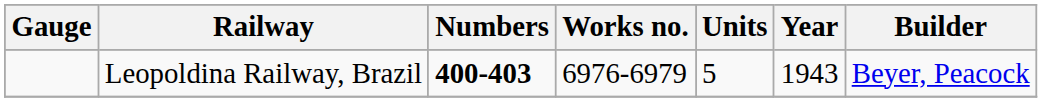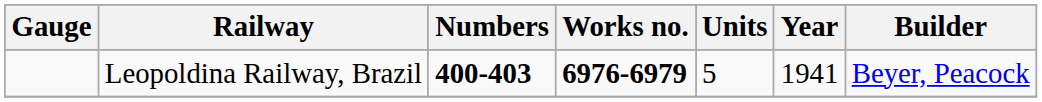(625, 73) normal -> (625, 73) bold
(810, 73) 1943 -> (810, 73) 1941
